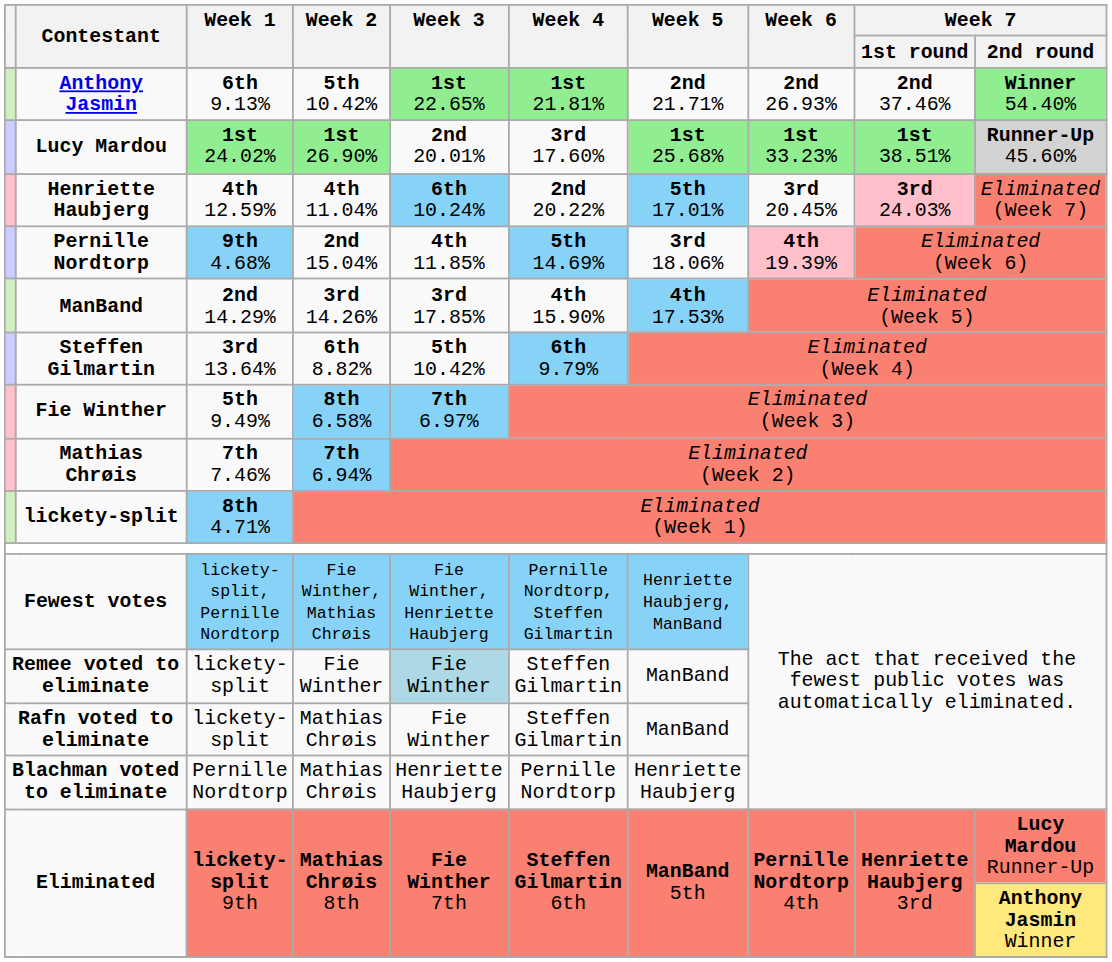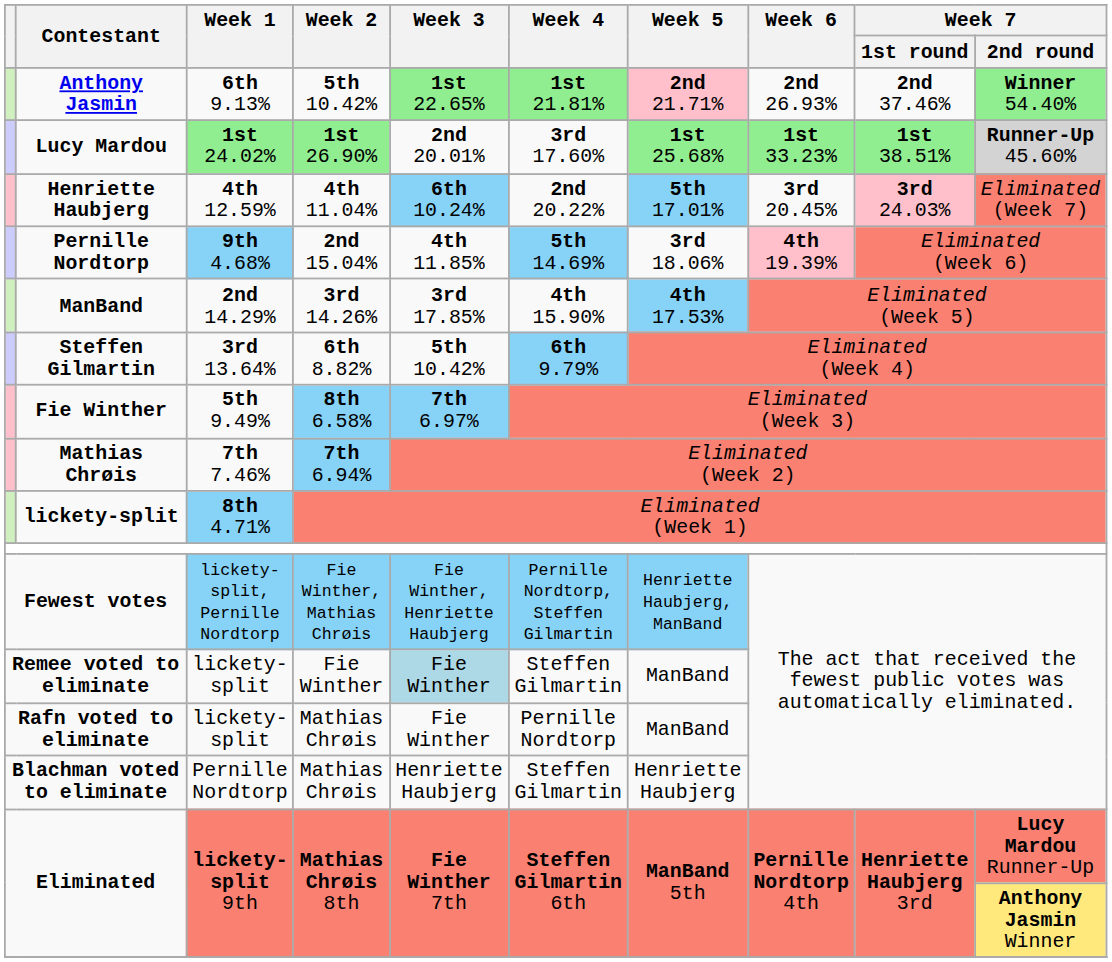(688, 94) no background -> (688, 94) pink background
(568, 729) Steffen Gilmartin -> (568, 729) Pernille Nordtorp
(568, 782) Pernille Nordtorp -> (568, 782) Steffen Gilmartin
